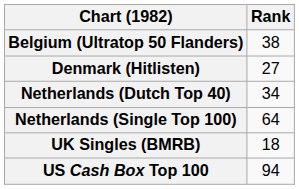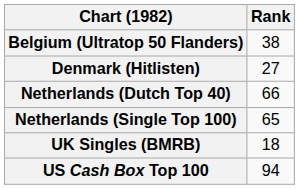(271, 94) 34 -> (271, 94) 66
(271, 119) 64 -> (271, 119) 65
